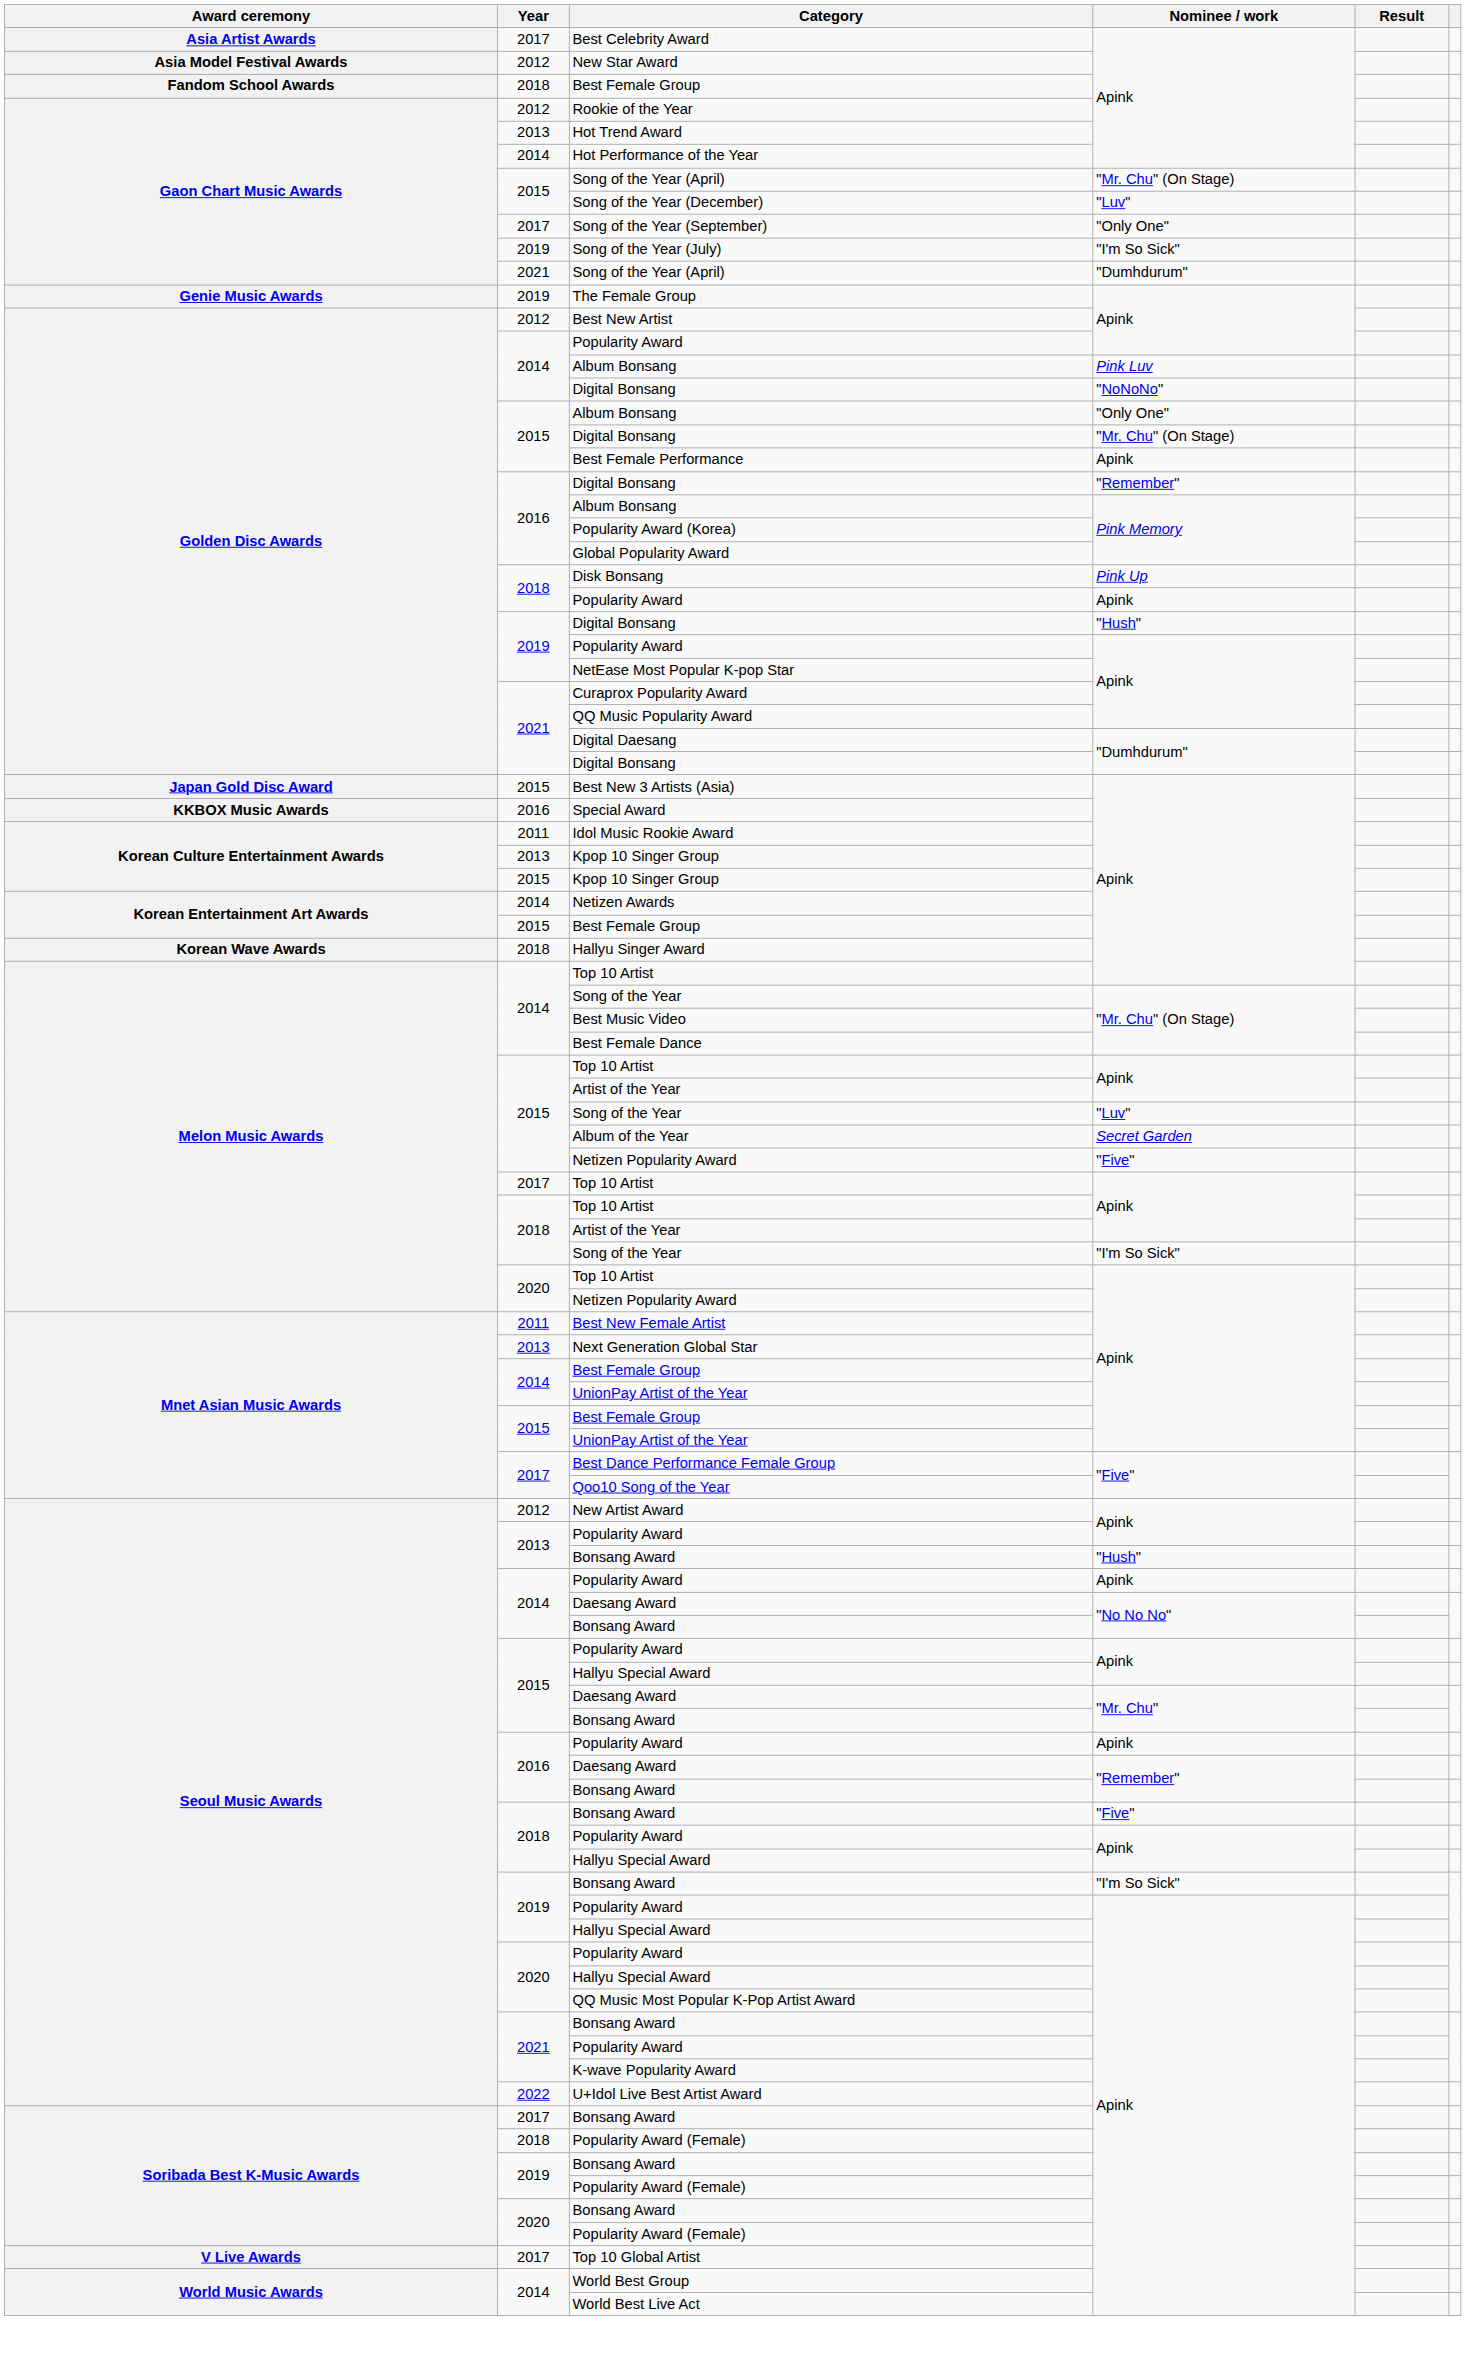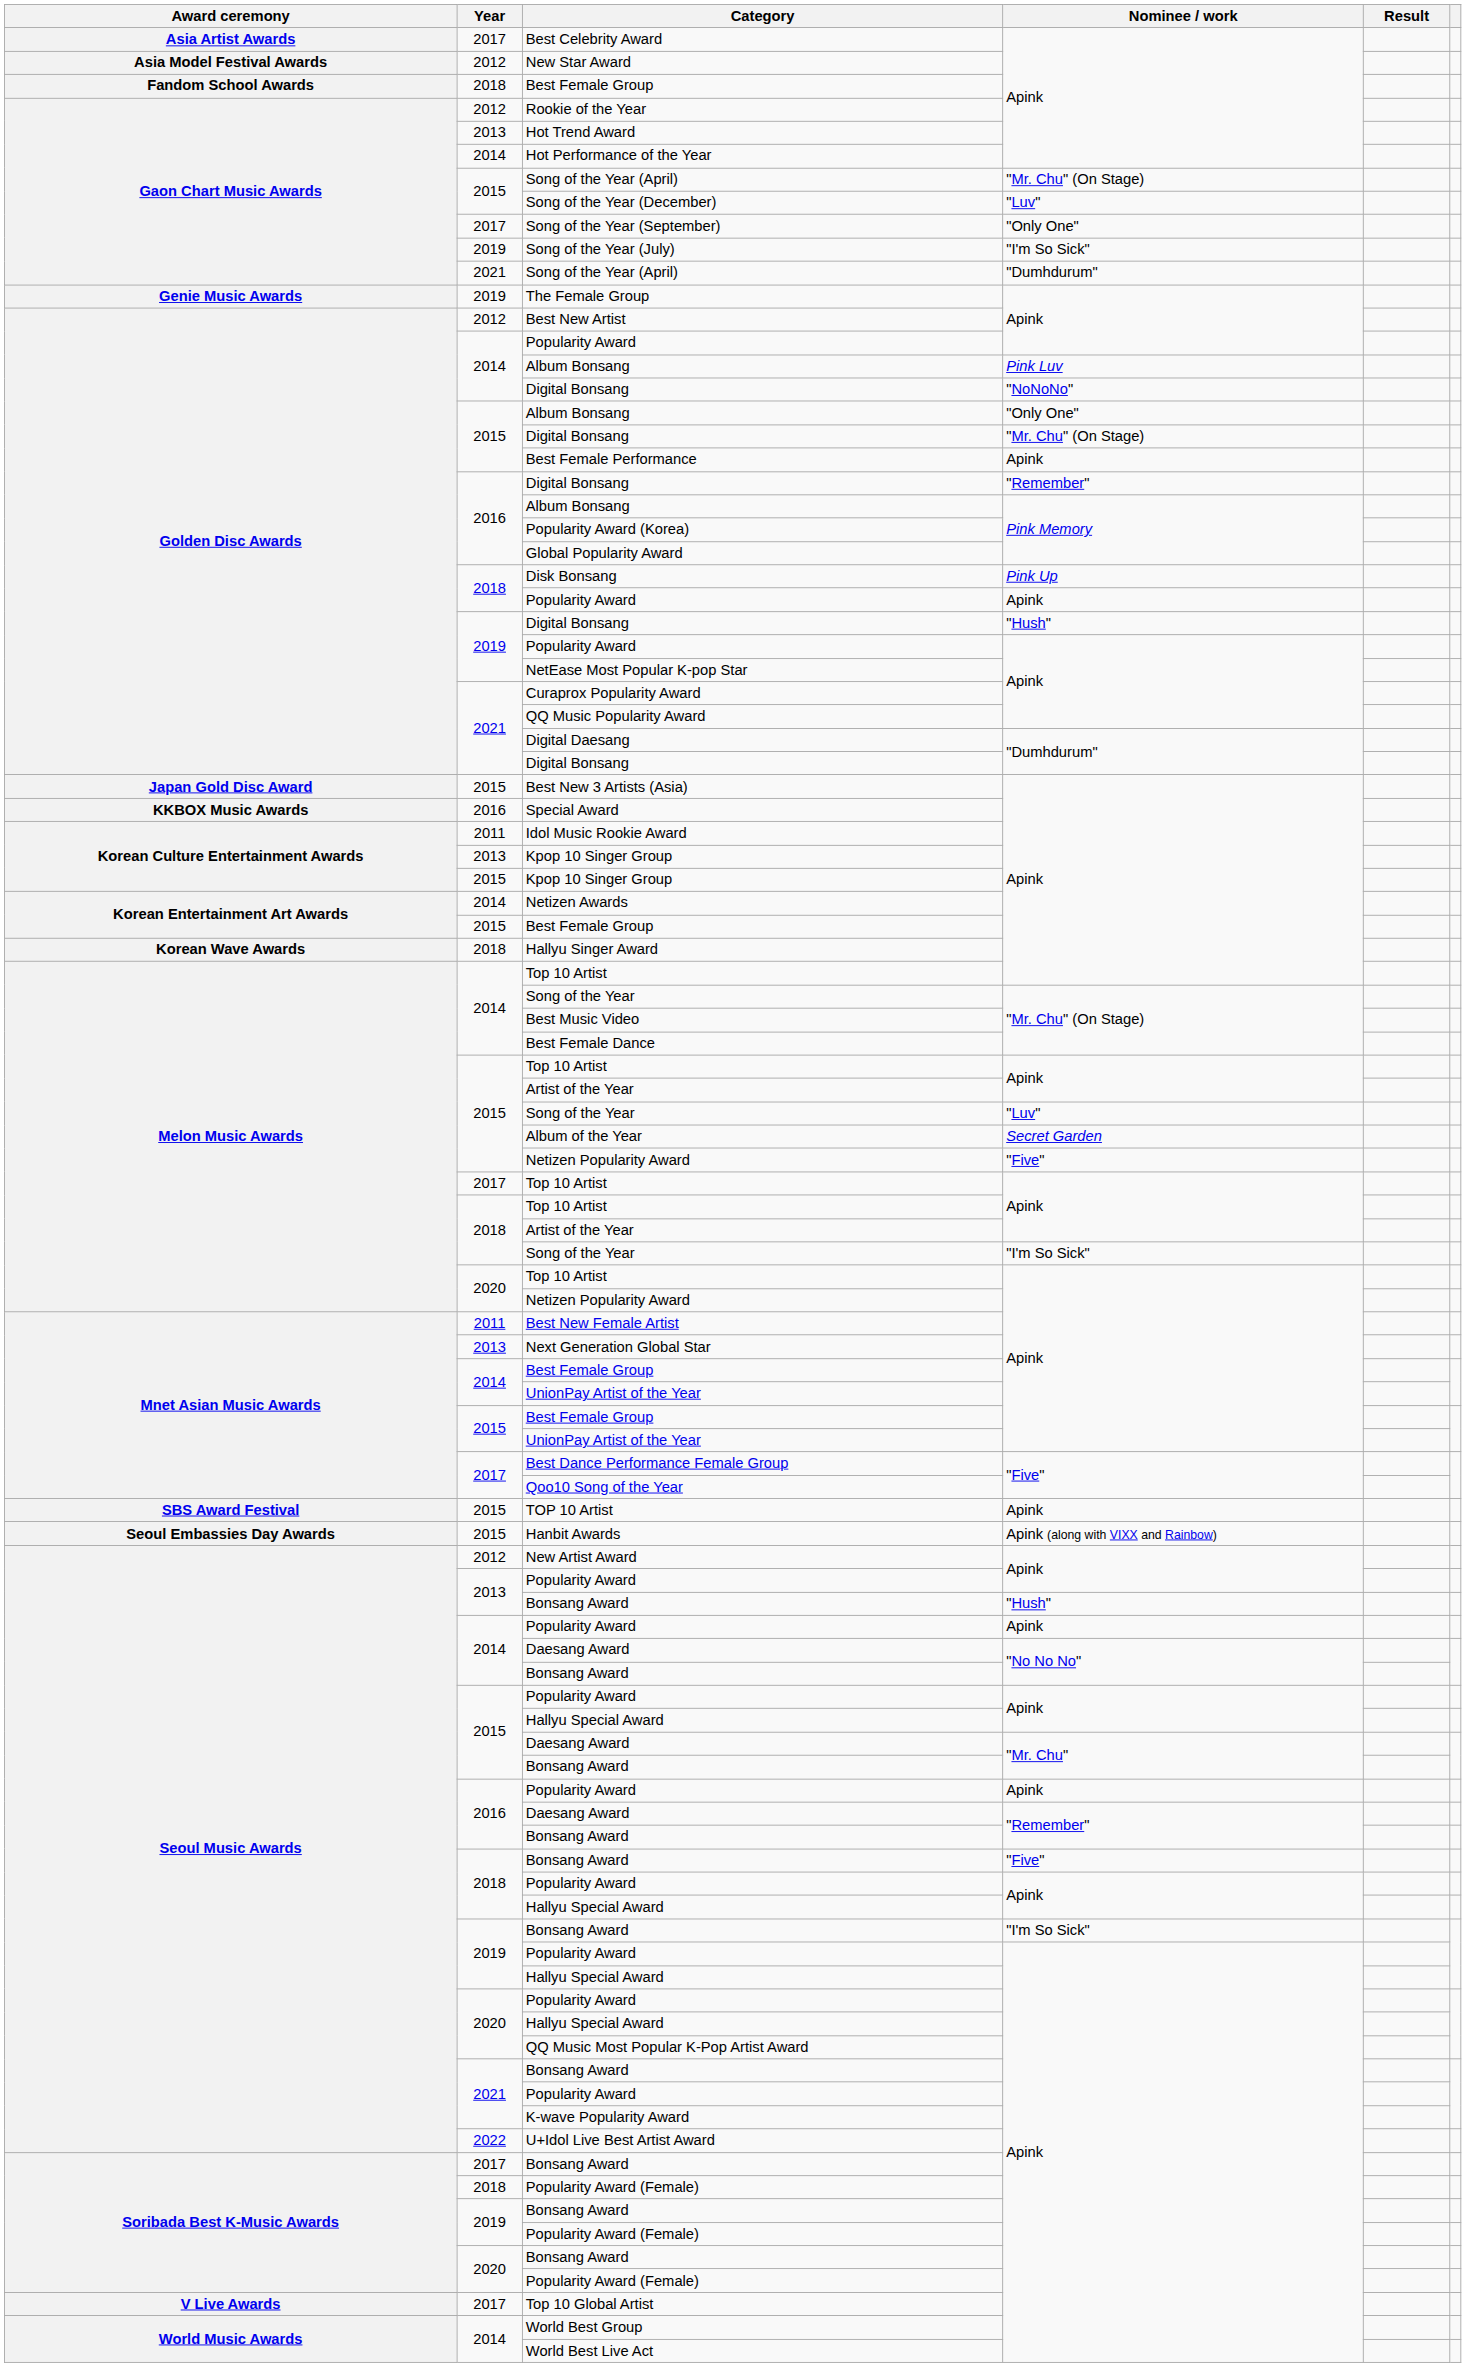+ row: (490, 1510)
+ row: (490, 1533)
